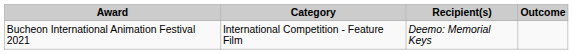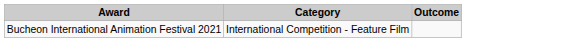- column: (462, 12)
